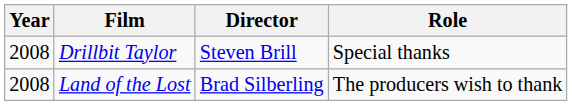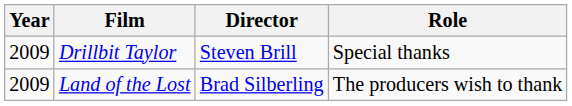(29, 52) 2008 -> (29, 52) 2009
(29, 84) 2008 -> (29, 84) 2009
